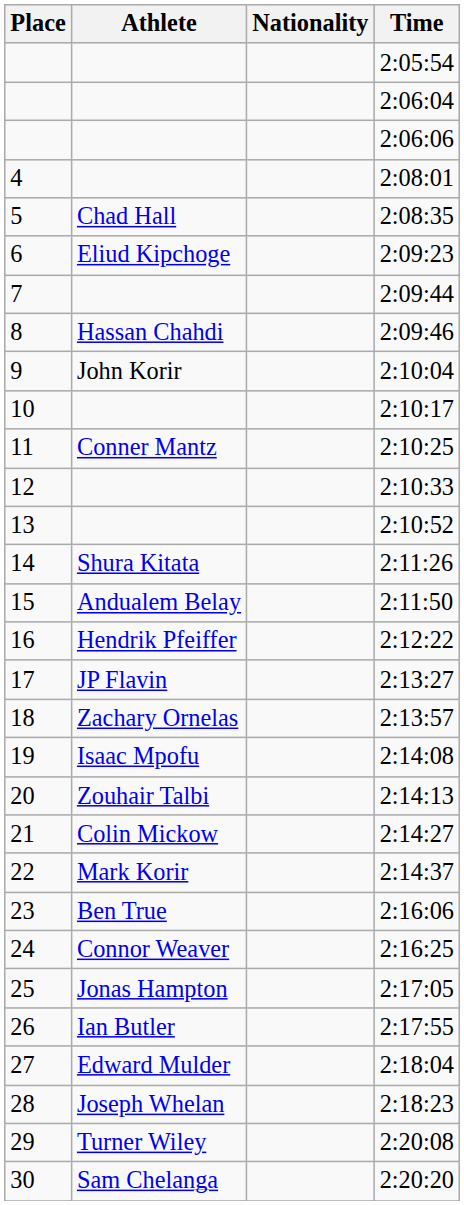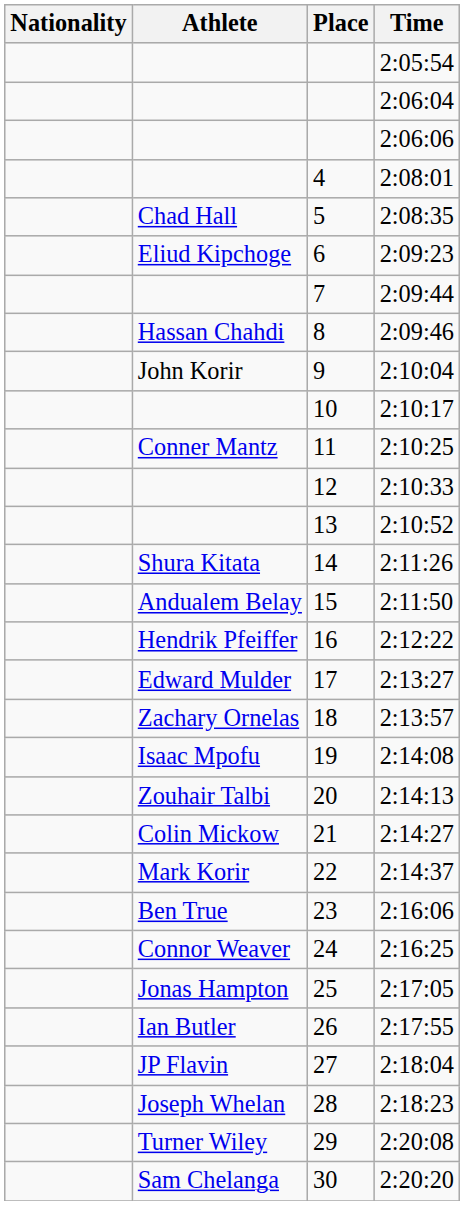columns swapped: (38, 23) <-> (310, 23)
(122, 679) JP Flavin -> (214, 679) Edward Mulder
(154, 1065) Edward Mulder -> (183, 1065) JP Flavin
